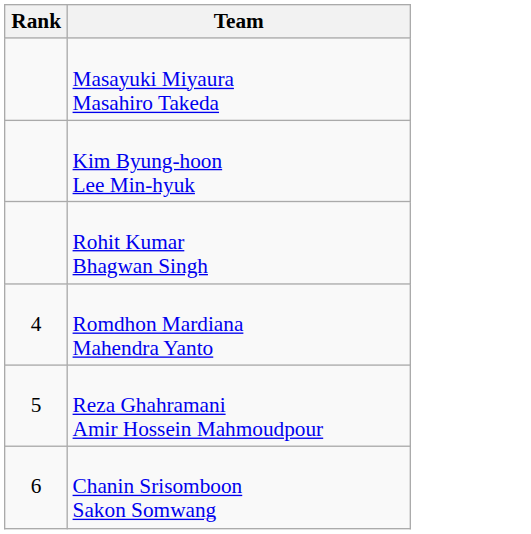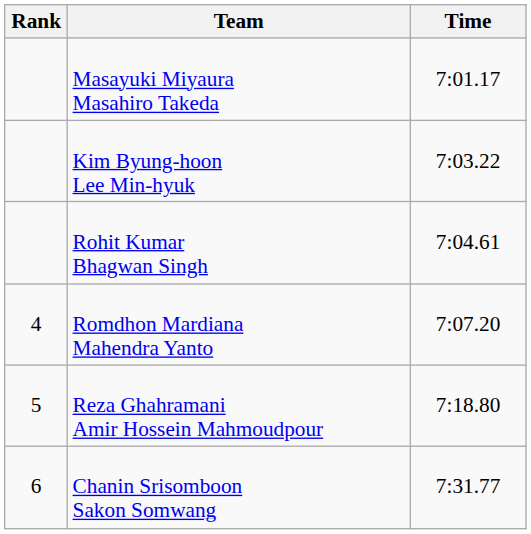+ column: (468, 21)
